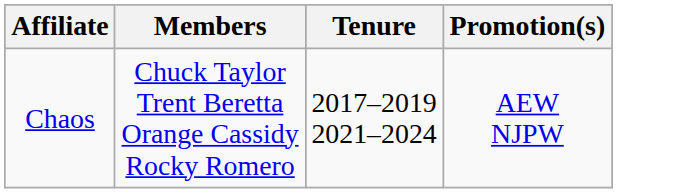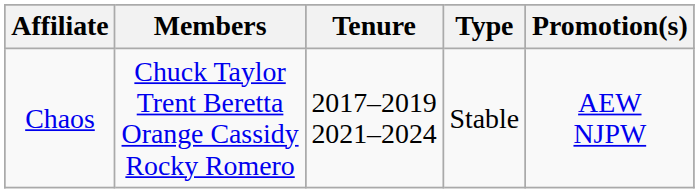+ column: (484, 26)
